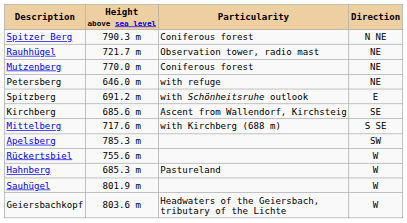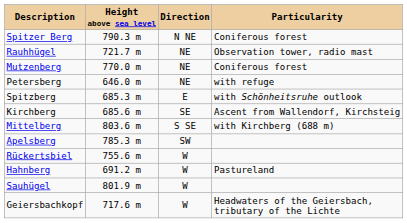columns swapped: (376, 17) <-> (253, 17)
(122, 96) 691.2 m -> (122, 96) 685.3 m
(122, 126) 717.6 m -> (122, 126) 803.6 m
(122, 171) 685.3 m -> (122, 171) 691.2 m
(122, 205) 803.6 m -> (122, 205) 717.6 m
